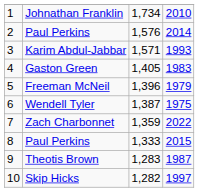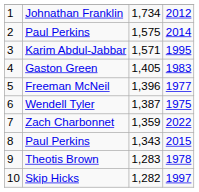(179, 13) 2010 -> (179, 13) 2012
(146, 31) 1,576 -> (146, 31) 1,575
(179, 50) 1993 -> (179, 50) 1995
(179, 86) 1979 -> (179, 86) 1977
(146, 141) 1,333 -> (146, 141) 1,343
(179, 159) 1987 -> (179, 159) 1978
